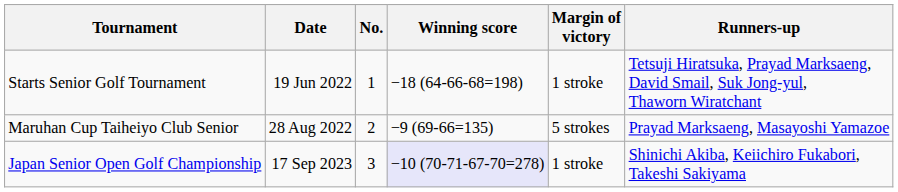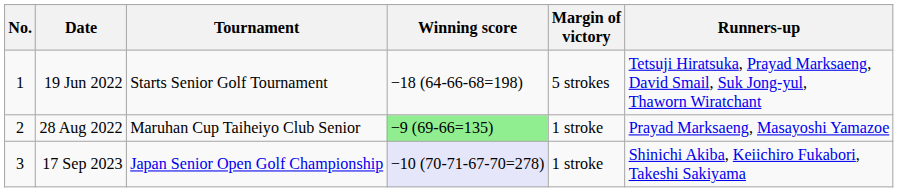columns swapped: (371, 27) <-> (135, 27)
(578, 82) 1 stroke -> (581, 82) 5 strokes
(442, 128) no background -> (442, 128) lightgreen background
(581, 128) 5 strokes -> (578, 128) 1 stroke
